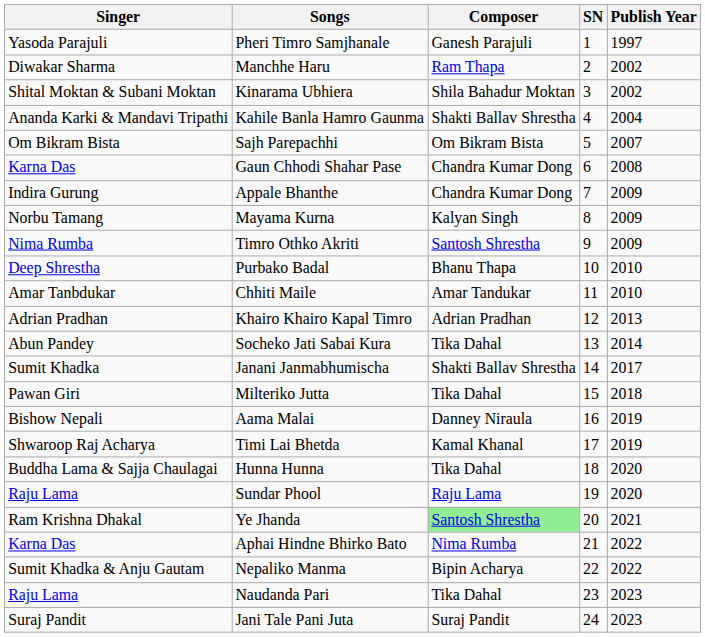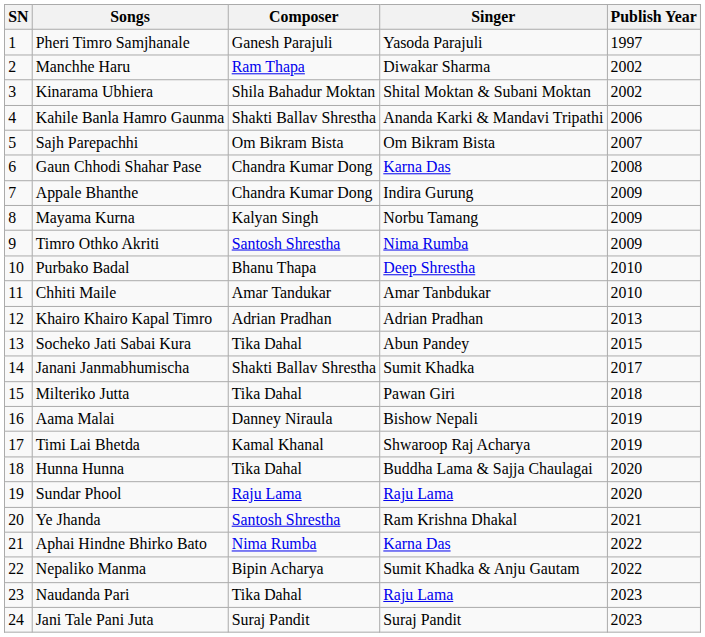columns swapped: (593, 17) <-> (118, 17)
(626, 117) 2004 -> (626, 117) 2006
(626, 343) 2014 -> (626, 343) 2015
(486, 519) lightgreen background -> (286, 519) no background
